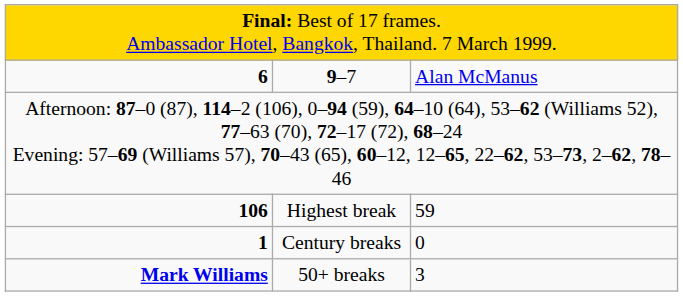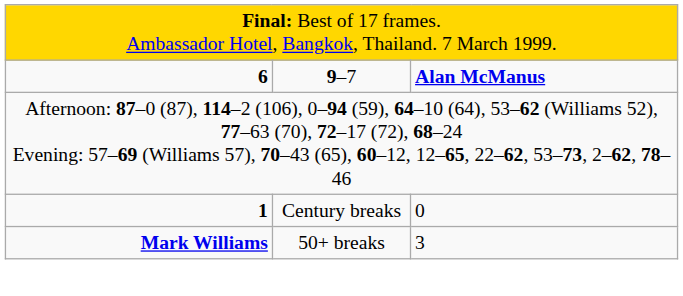(476, 76) normal -> (480, 76) bold
- row: (341, 210)
